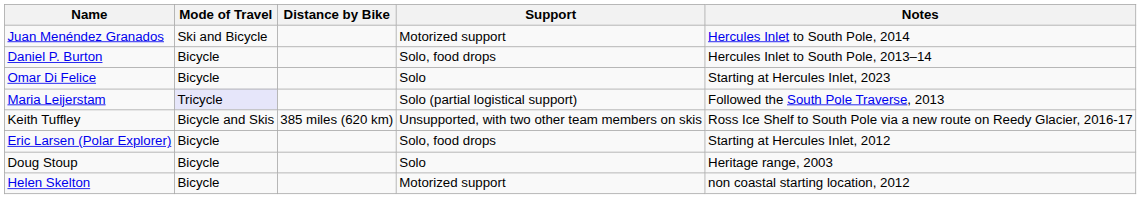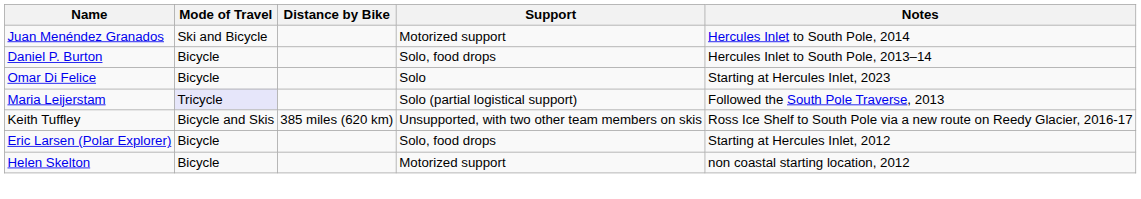- row: (43, 162)
